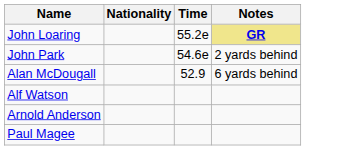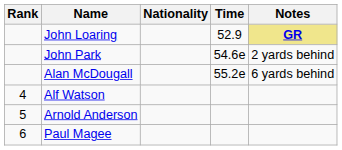+ column: (23, 14)
(193, 34) 55.2e -> (230, 34) 52.9
(193, 74) 52.9 -> (230, 74) 55.2e
